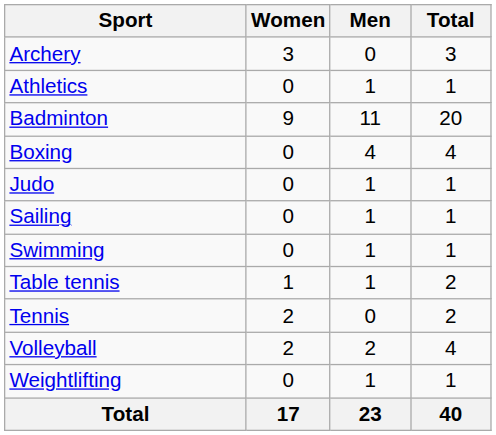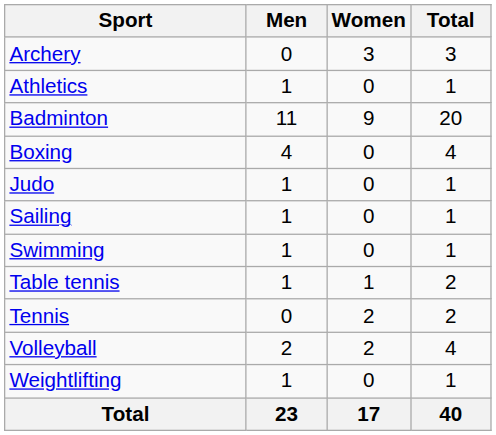columns swapped: (370, 20) <-> (288, 20)
